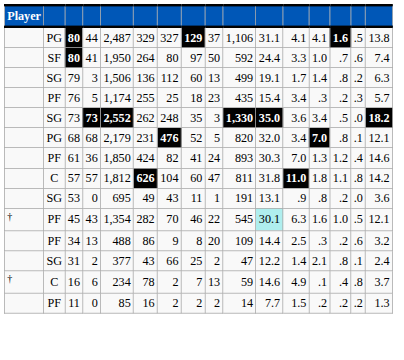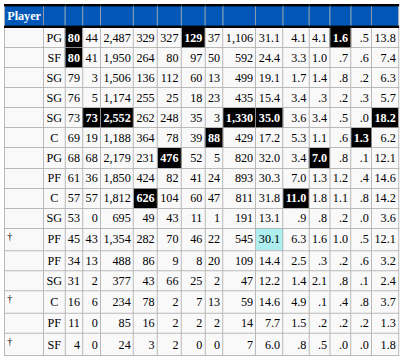(54, 98) PF -> (54, 98) SG
+ row: (74, 138)
+ row: (77, 344)
